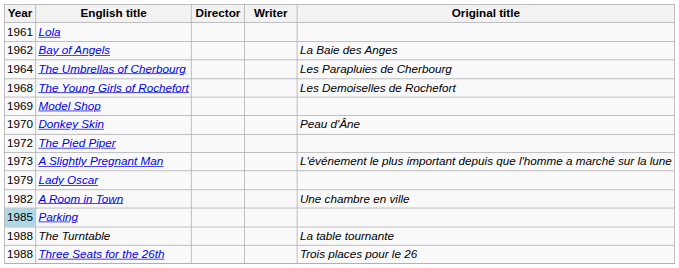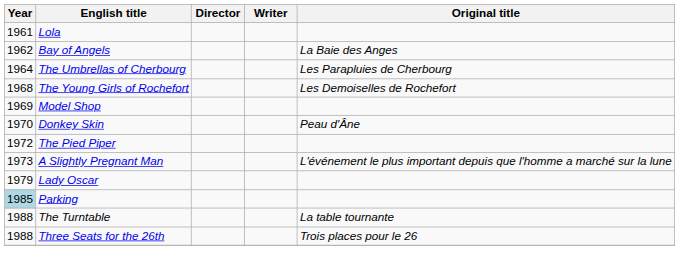- row: (81, 198)
